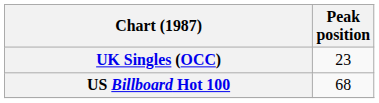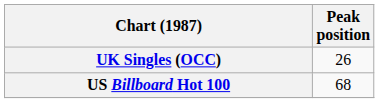(343, 60) 23 -> (343, 60) 26
